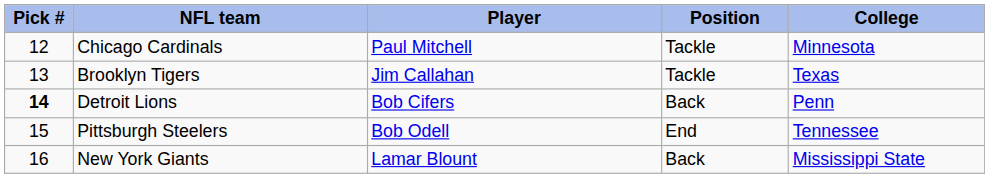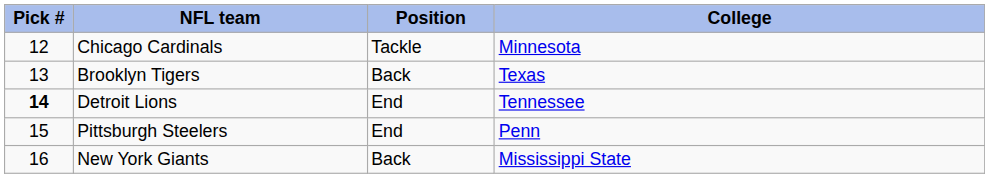- column: (514, 18)
(690, 74) Tackle -> (391, 74) Back
(685, 103) Back -> (387, 103) End
(813, 103) Penn -> (542, 103) Tennessee
(836, 131) Tennessee -> (519, 131) Penn
